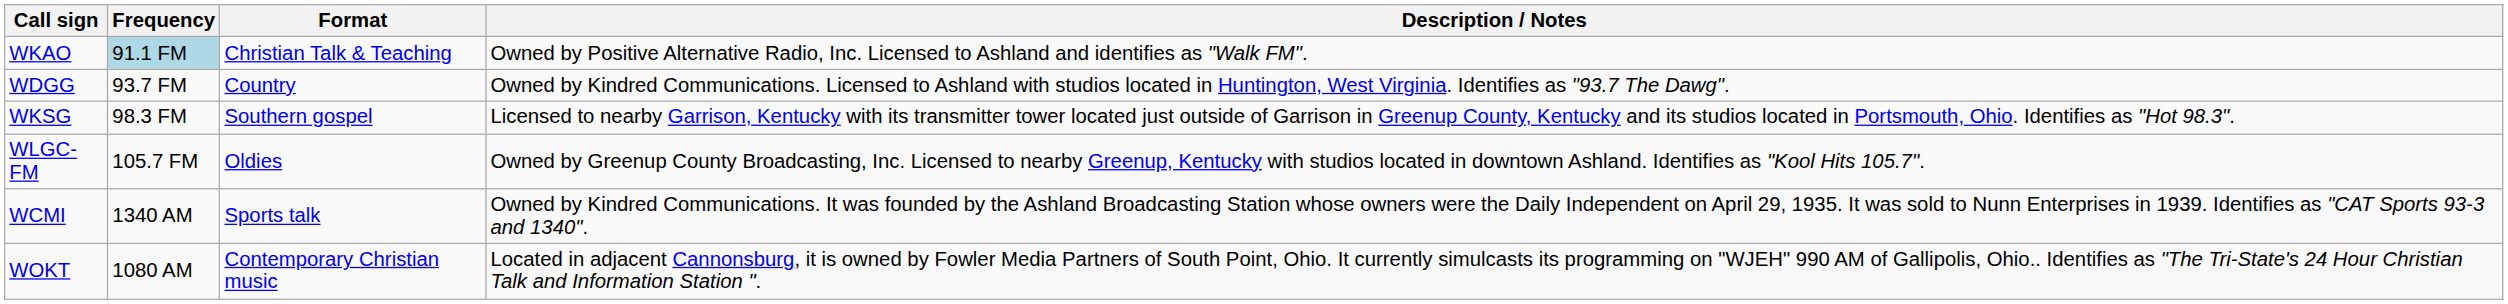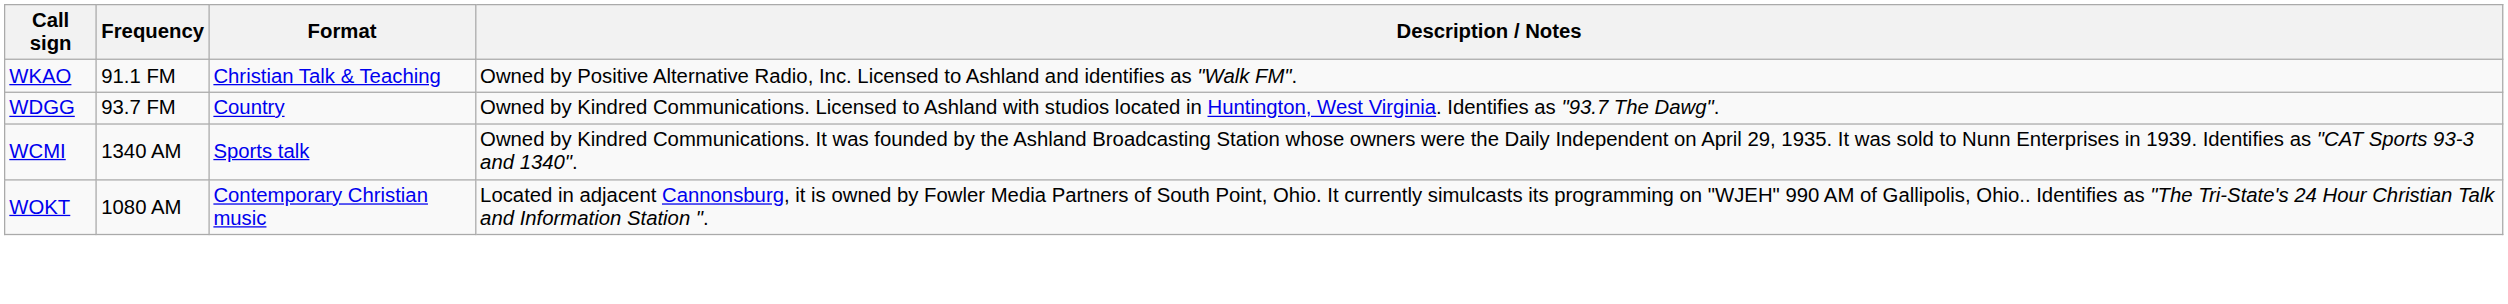(150, 52) lightblue background -> (139, 75) no background
- row: (40, 117)
- row: (43, 160)
